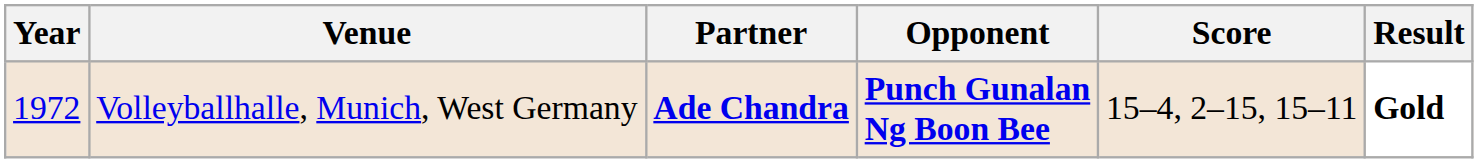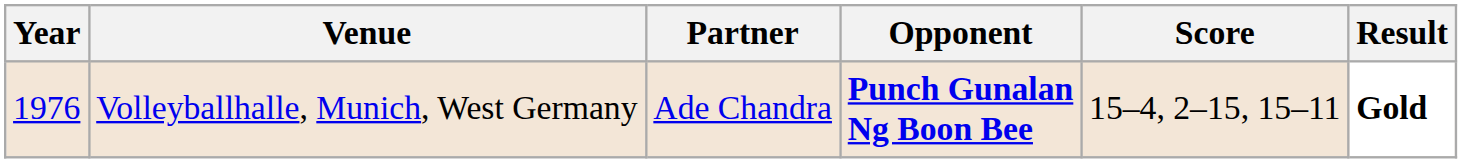(47, 108) 1972 -> (47, 108) 1976
(751, 108) bold -> (743, 108) normal
